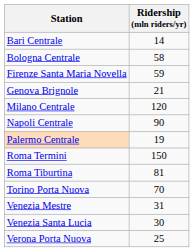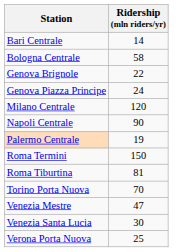- row: (67, 73)
(159, 90) 21 -> (138, 73) 22
+ row: (56, 90)
(159, 205) 31 -> (138, 205) 47
